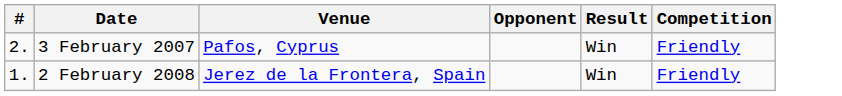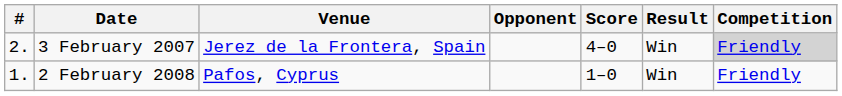+ column: (612, 19)
(271, 47) Pafos, Cyprus -> (344, 47) Jerez de la Frontera, Spain
(698, 47) no background -> (759, 47) lightgrey background
(344, 76) Jerez de la Frontera, Spain -> (271, 76) Pafos, Cyprus
